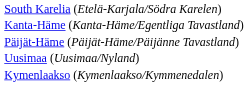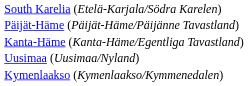rows swapped: (122, 42) <-> (124, 25)
